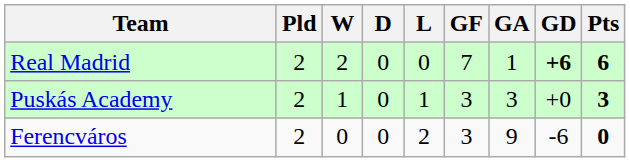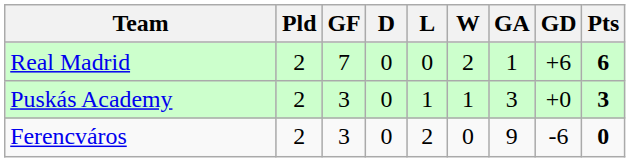columns swapped: (342, 23) <-> (466, 23)
(559, 61) bold -> (559, 61) normal
